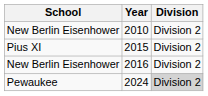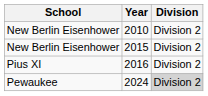(24, 47) Pius XI -> (63, 47) New Berlin Eisenhower
(63, 64) New Berlin Eisenhower -> (24, 64) Pius XI
